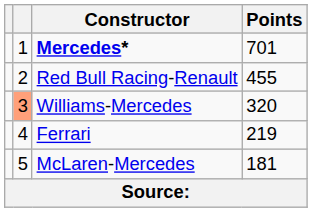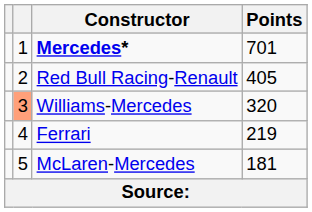(262, 77) 455 -> (262, 77) 405
